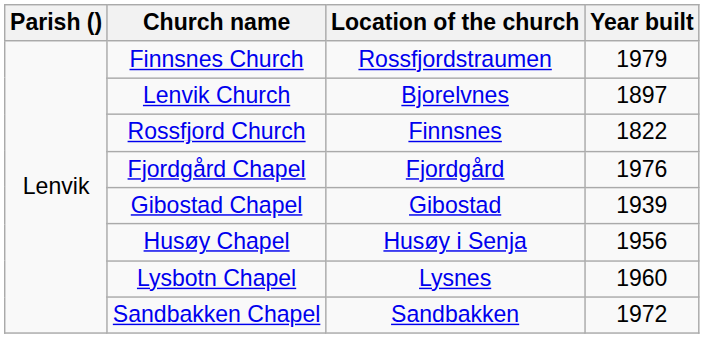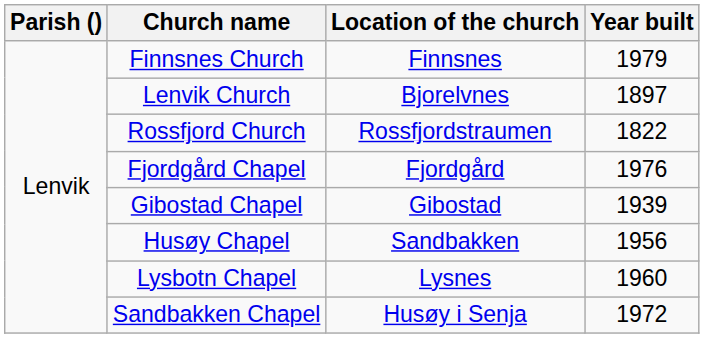(455, 59) Rossfjordstraumen -> (455, 59) Finnsnes
(455, 132) Finnsnes -> (455, 132) Rossfjordstraumen
(455, 242) Husøy i Senja -> (455, 242) Sandbakken
(455, 315) Sandbakken -> (455, 315) Husøy i Senja
